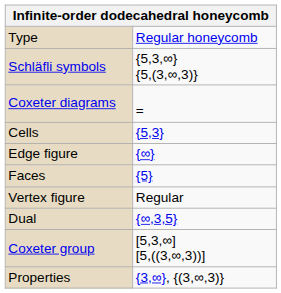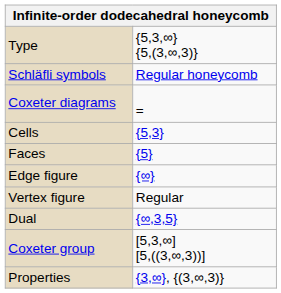(197, 37) Regular honeycomb -> (167, 45) {5,3,∞} {5,(3,∞,3)}
(167, 66) {5,3,∞} {5,(3,∞,3)} -> (197, 74) Regular honeycomb
rows swapped: (27, 175) <-> (43, 154)
